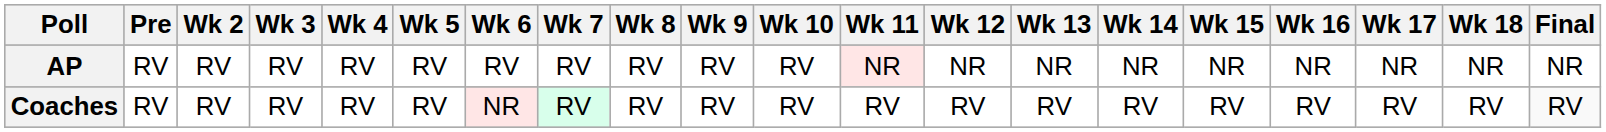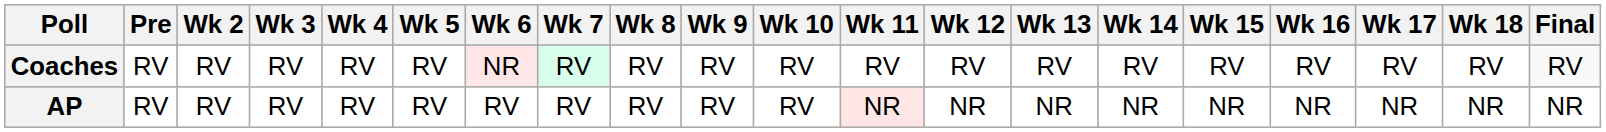rows swapped: (64, 65) <-> (64, 106)
